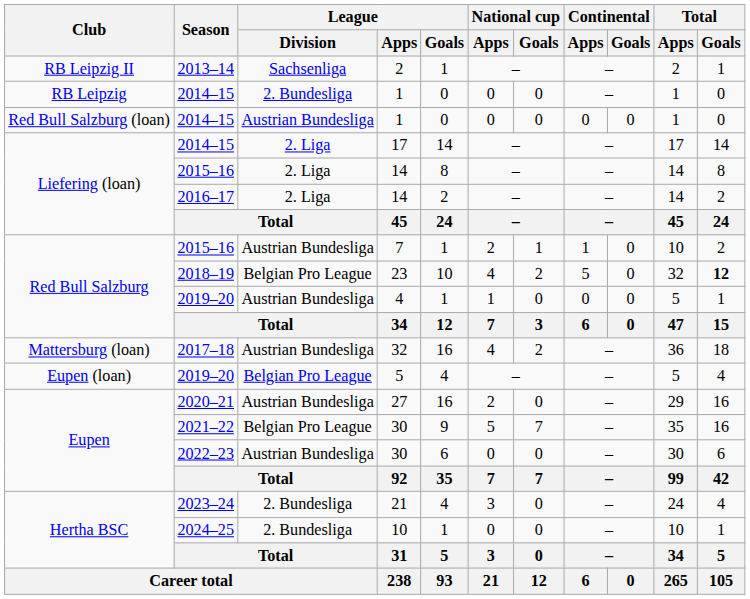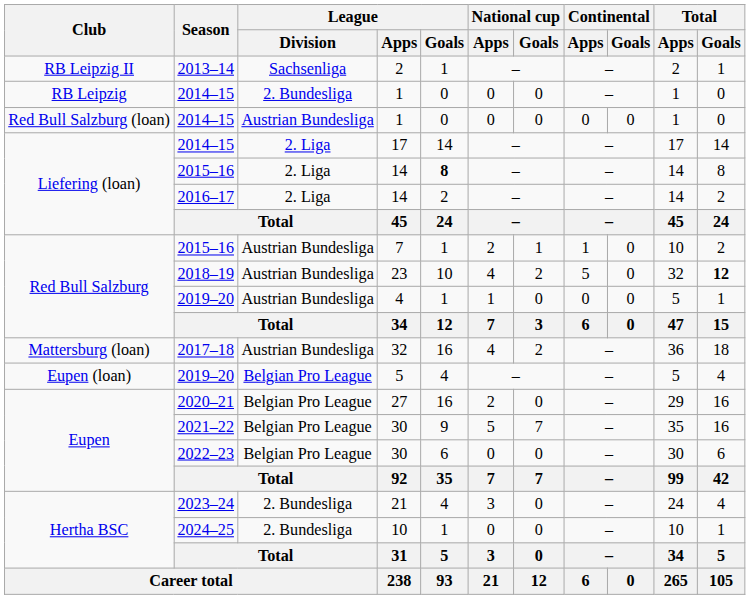(444, 171) normal -> (444, 171) bold
(308, 273) Belgian Pro League -> (308, 273) Austrian Bundesliga
(308, 401) Austrian Bundesliga -> (308, 401) Belgian Pro League
(308, 453) Austrian Bundesliga -> (308, 453) Belgian Pro League
